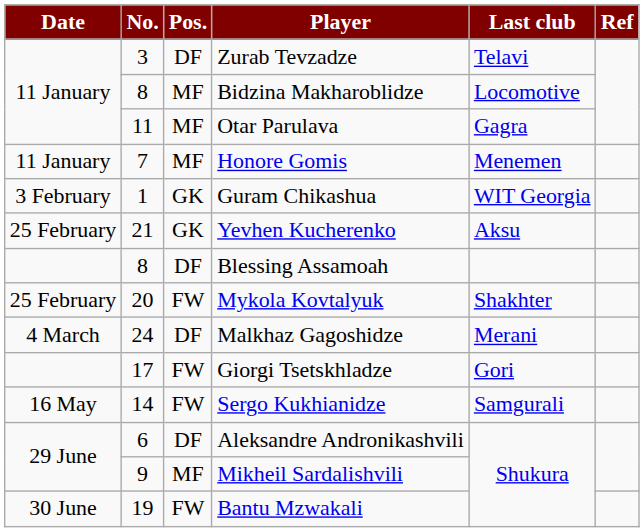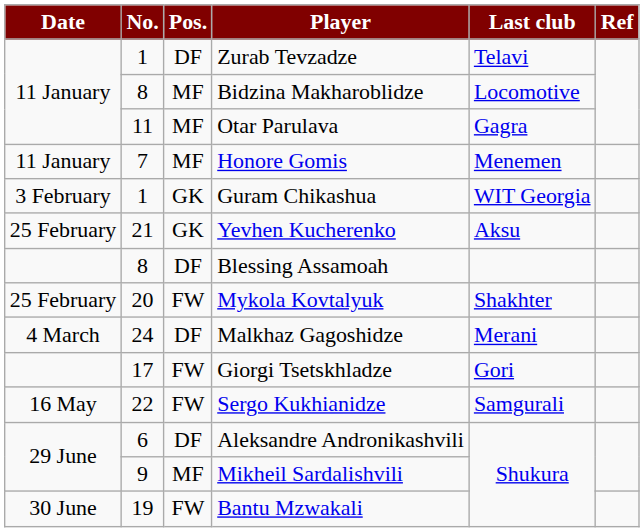(143, 56) 3 -> (143, 56) 1
(143, 404) 14 -> (143, 404) 22
